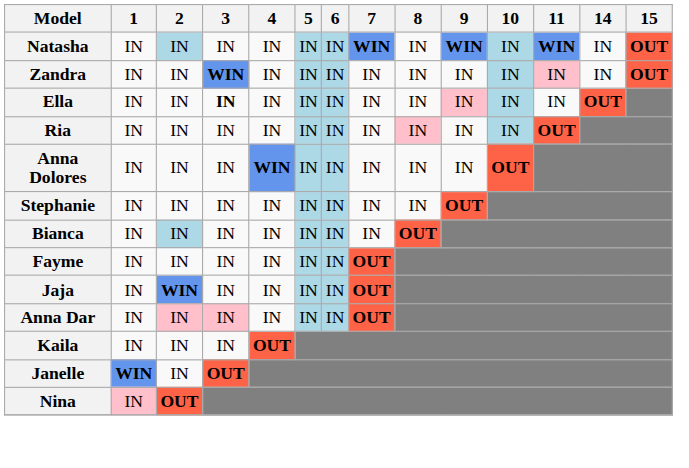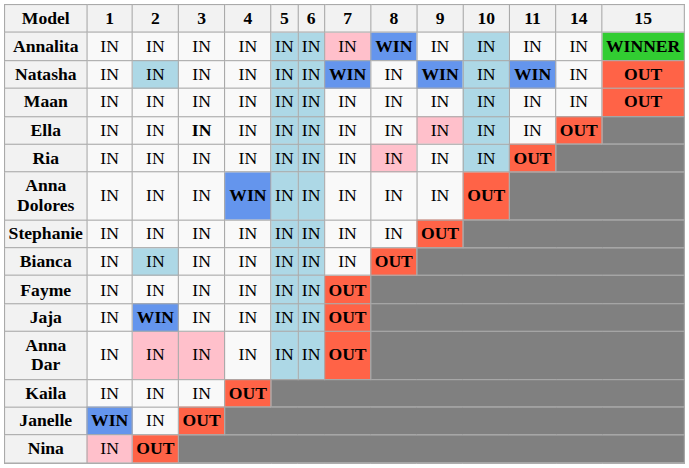+ row: (46, 46)
- row: (58, 74)
+ row: (46, 102)
